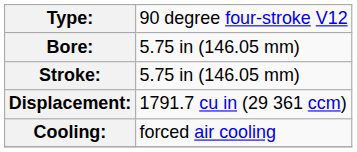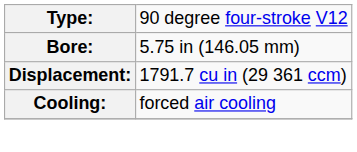- row: (70, 75)
